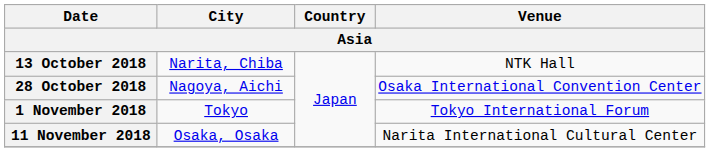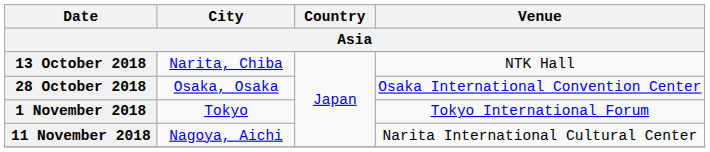(226, 88) Nagoya, Aichi -> (226, 88) Osaka, Osaka
(226, 135) Osaka, Osaka -> (226, 135) Nagoya, Aichi
